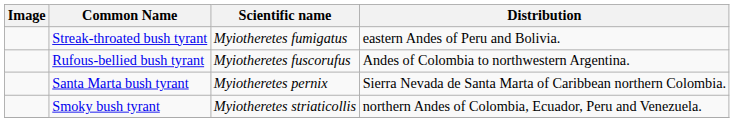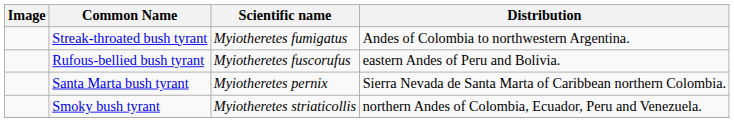(462, 38) eastern Andes of Peru and Bolivia. -> (496, 38) Andes of Colombia to northwestern Argentina.
(496, 60) Andes of Colombia to northwestern Argentina. -> (462, 60) eastern Andes of Peru and Bolivia.
